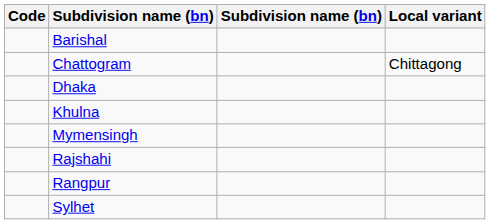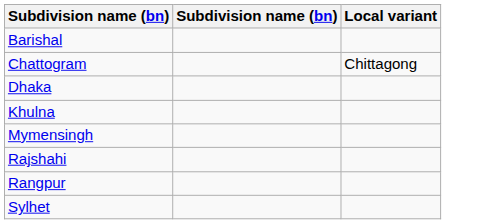- column: (27, 16)
